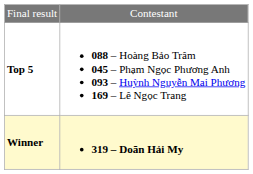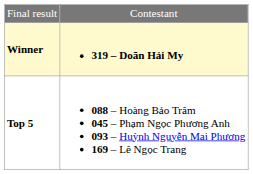rows swapped: (25, 142) <-> (20, 69)
